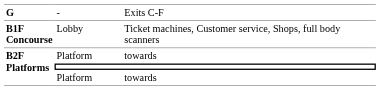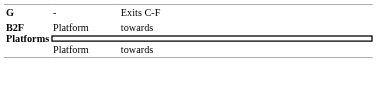- row: (70, 28)
